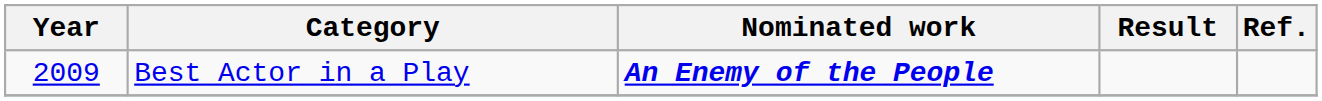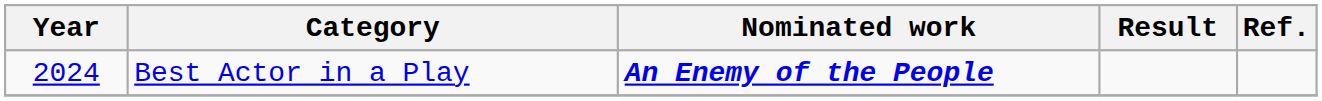(66, 73) 2009 -> (66, 73) 2024
